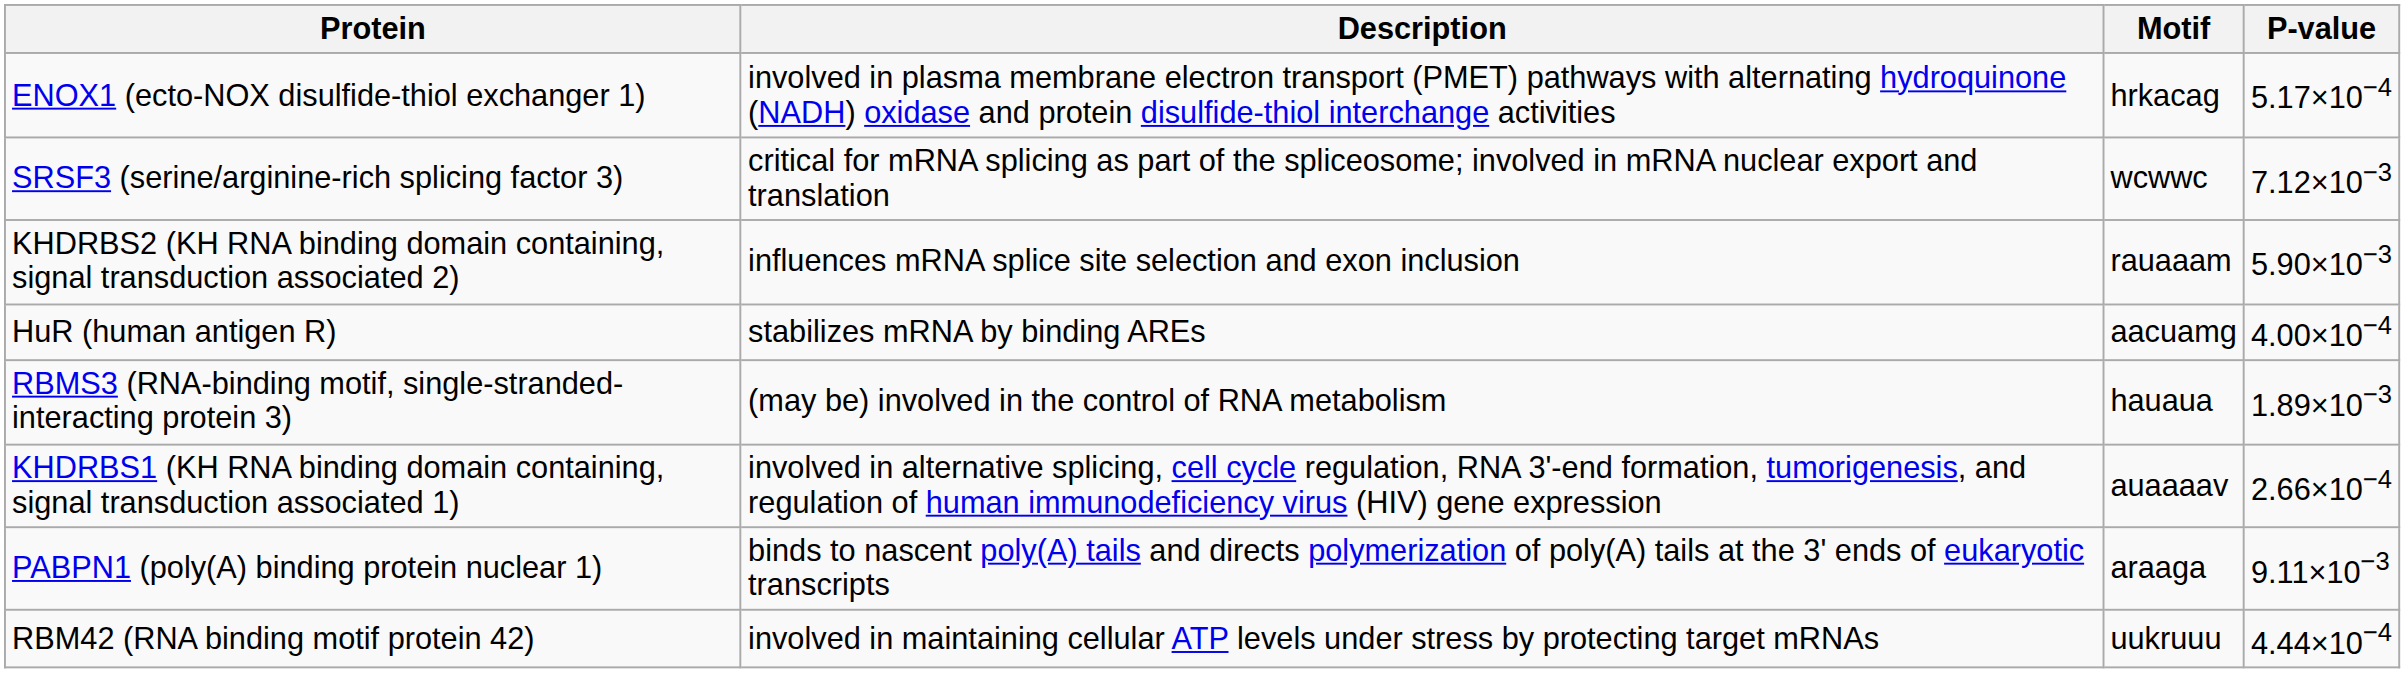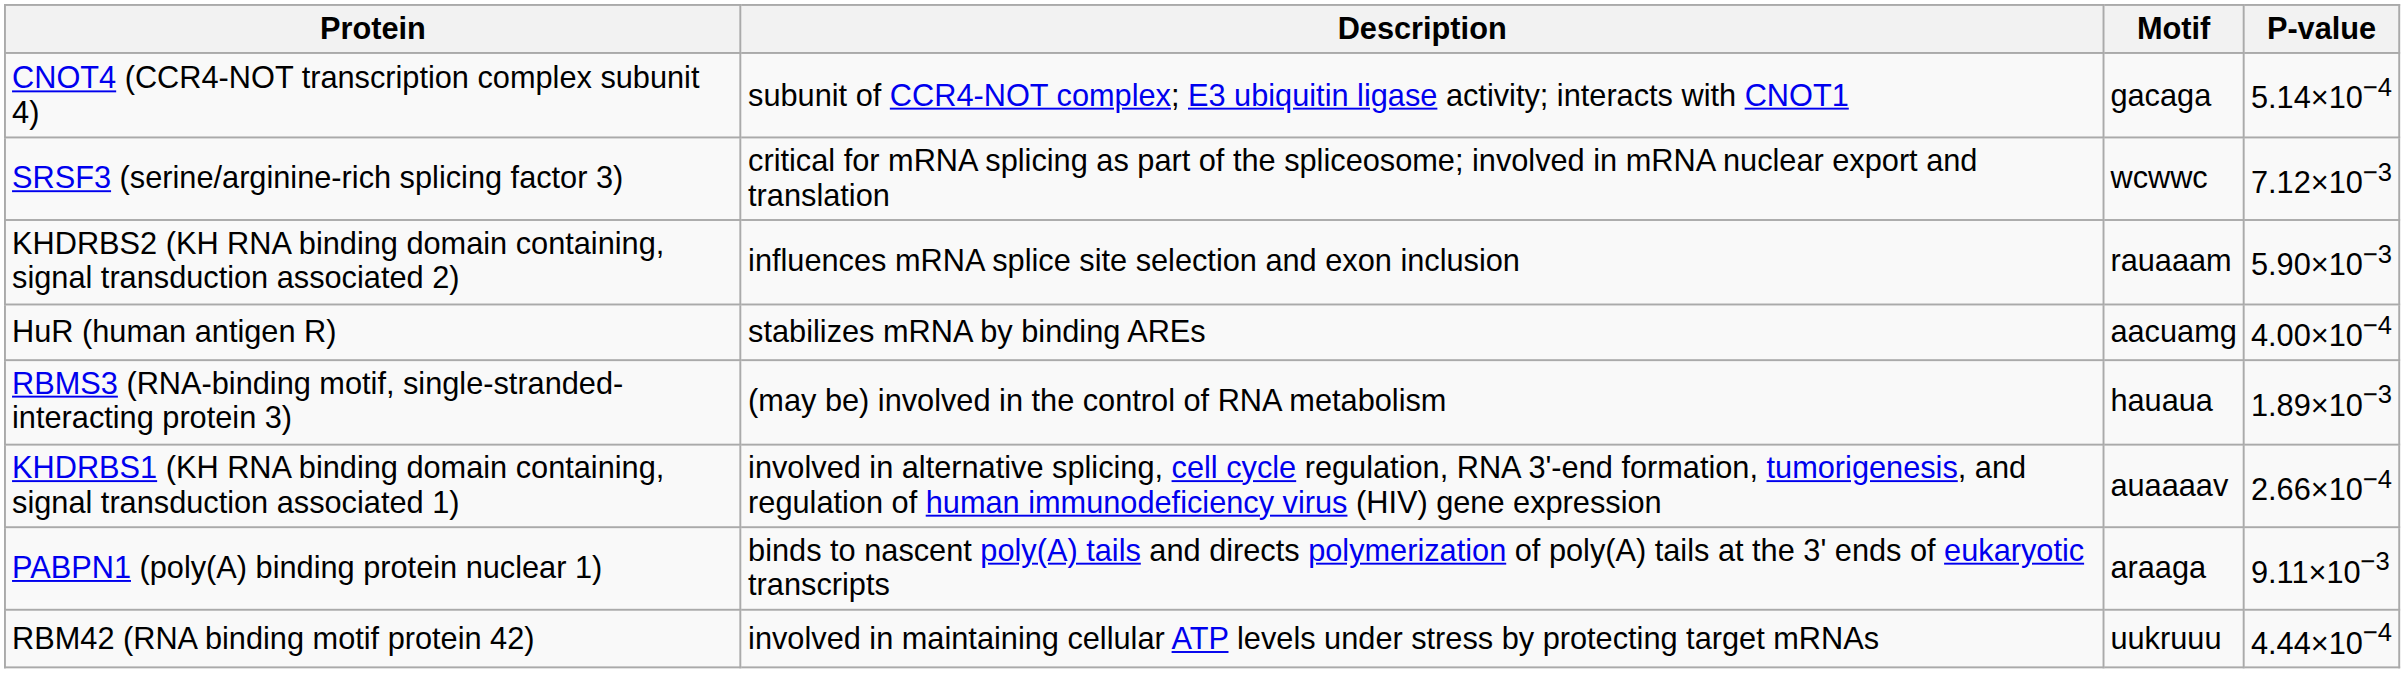- row: (329, 94)
+ row: (356, 94)
